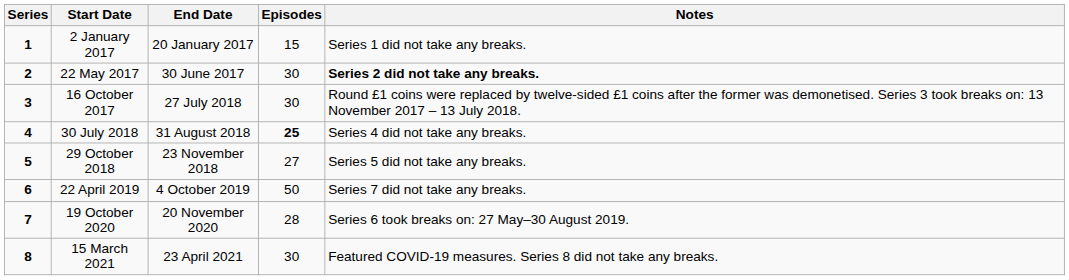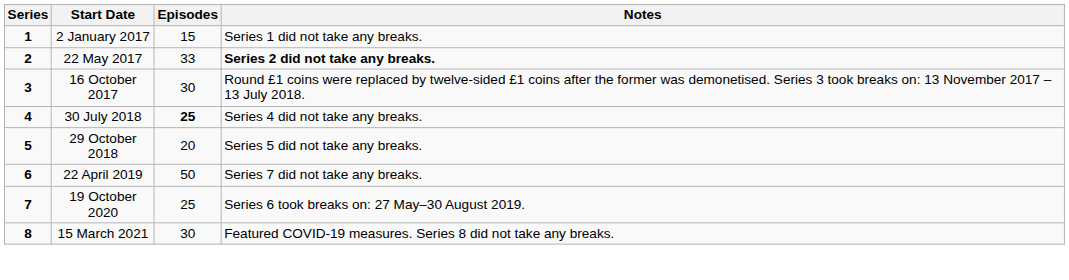- column: (203, 15)
(292, 73) 30 -> (188, 58) 33
(292, 161) 27 -> (188, 146) 20
(292, 219) 28 -> (188, 204) 25
